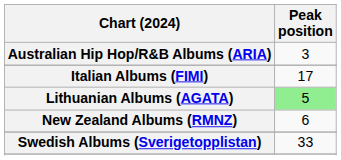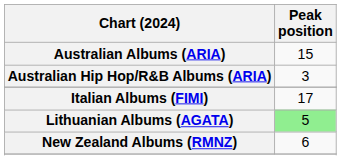+ row: (140, 53)
- row: (140, 143)
